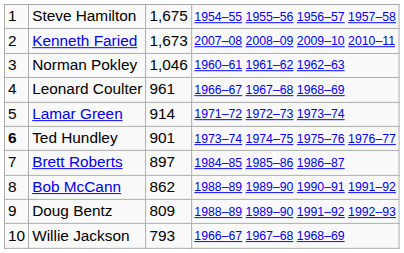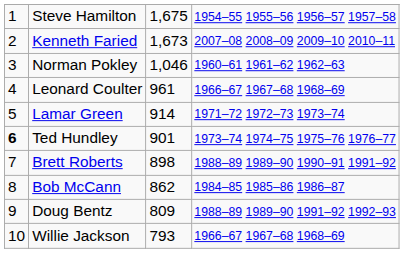(162, 162) 897 -> (162, 162) 898
(270, 163) 1984–85 1985–86 1986–87 -> (295, 163) 1988–89 1989–90 1990–91 1991–92
(295, 187) 1988–89 1989–90 1990–91 1991–92 -> (270, 187) 1984–85 1985–86 1986–87
